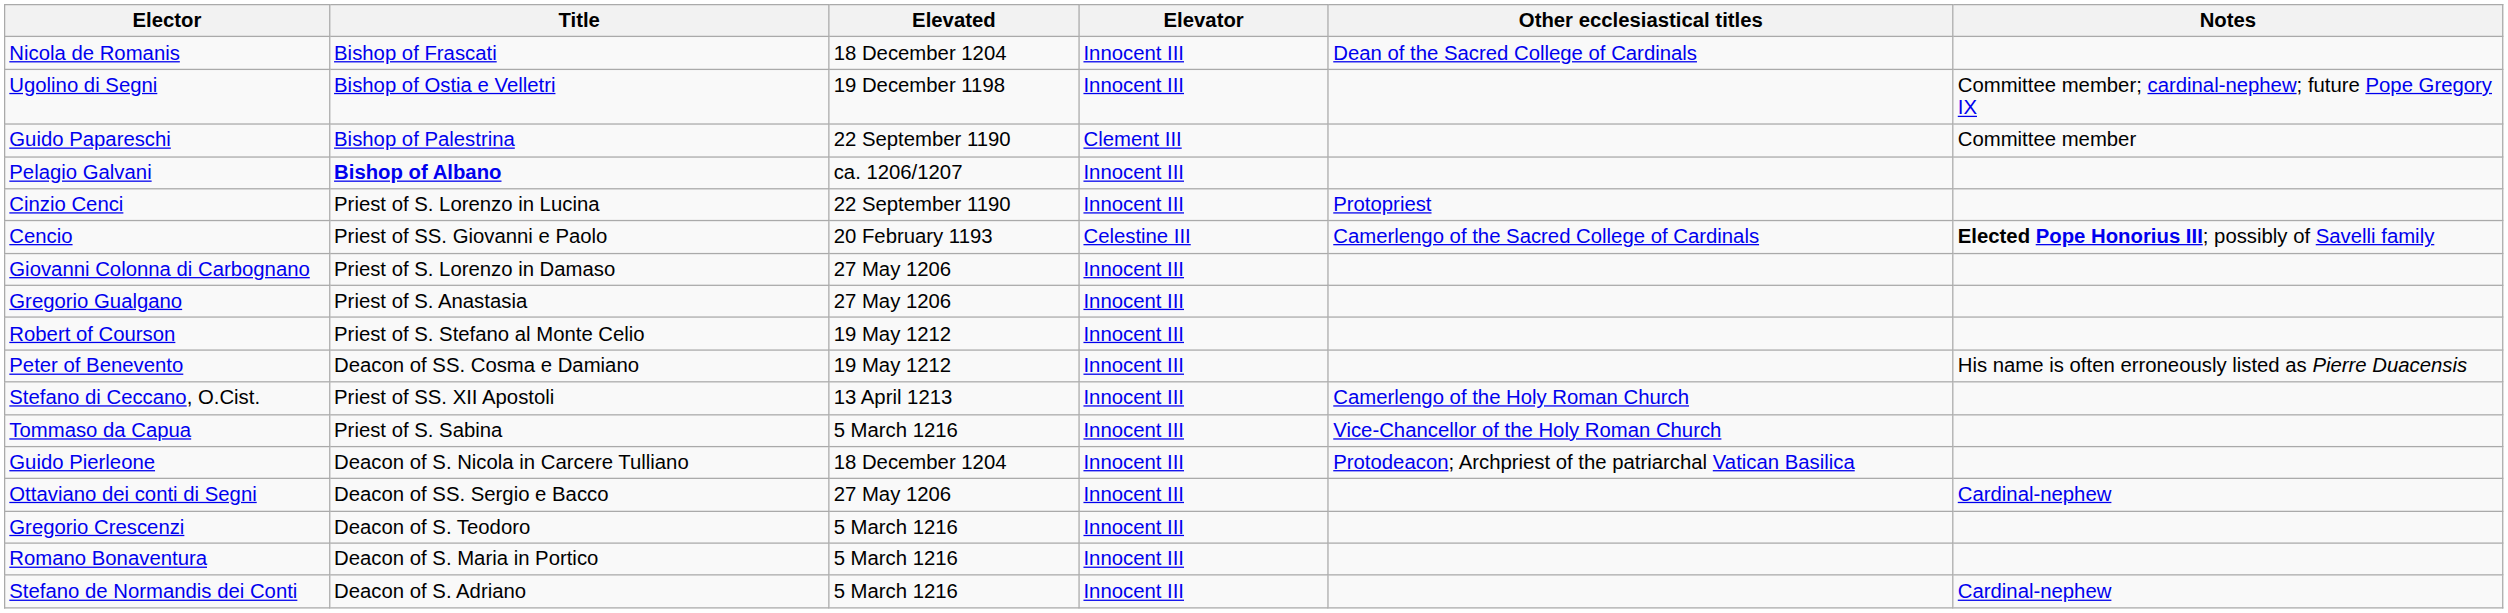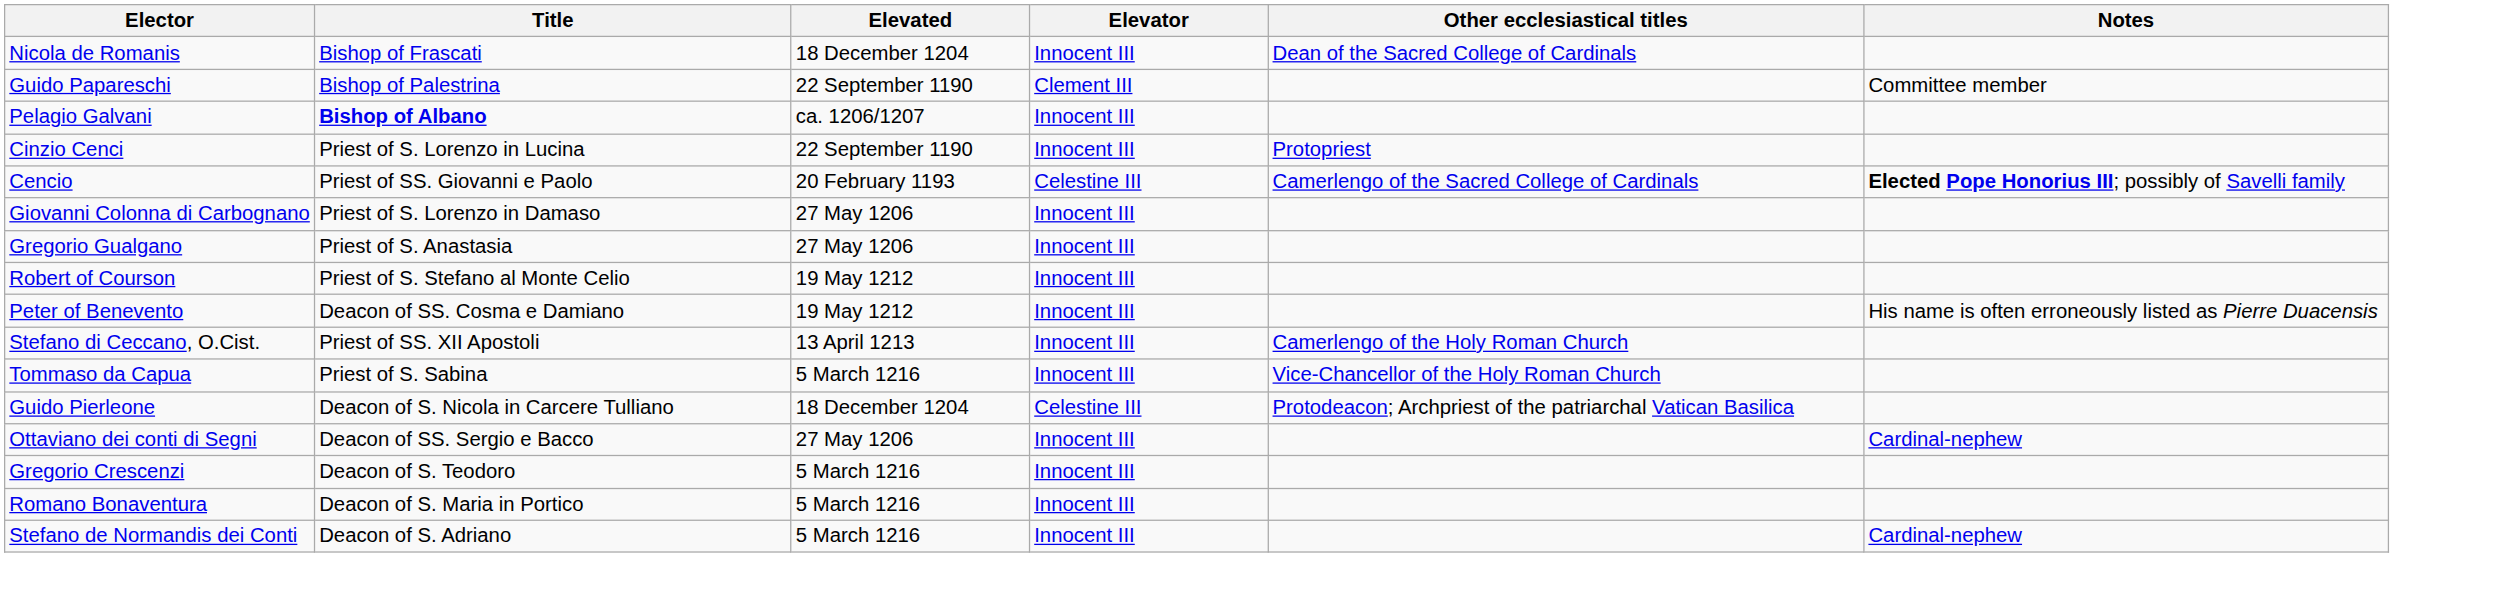- row: (83, 85)
(1134, 462) Innocent III -> (1088, 407) Celestine III
